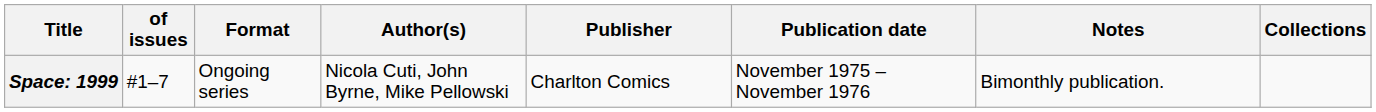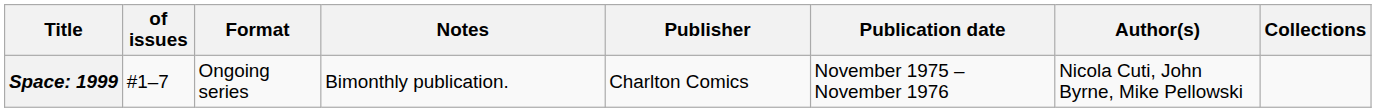columns swapped: (423, 30) <-> (1118, 30)
